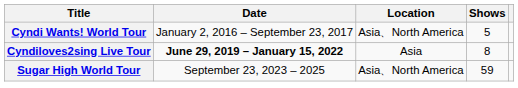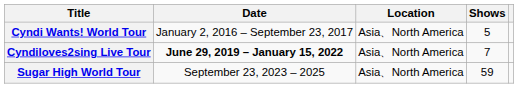(411, 51) Asia -> (411, 52) Asia、North America
(487, 51) 8 -> (487, 52) 7
